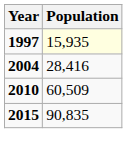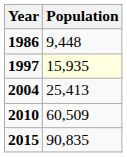+ row: (24, 41)
(68, 66) 28,416 -> (68, 90) 25,413
